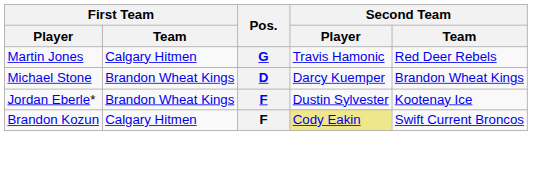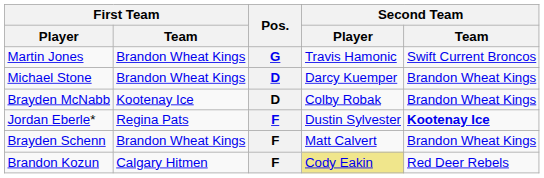(151, 57) Calgary Hitmen -> (181, 57) Brandon Wheat Kings
(446, 57) Red Deer Rebels -> (472, 57) Swift Current Broncos
+ row: (59, 99)
(170, 99) Brandon Wheat Kings -> (152, 120) Regina Pats
(434, 99) normal -> (448, 120) bold
+ row: (57, 141)
(459, 120) Swift Current Broncos -> (458, 162) Red Deer Rebels
